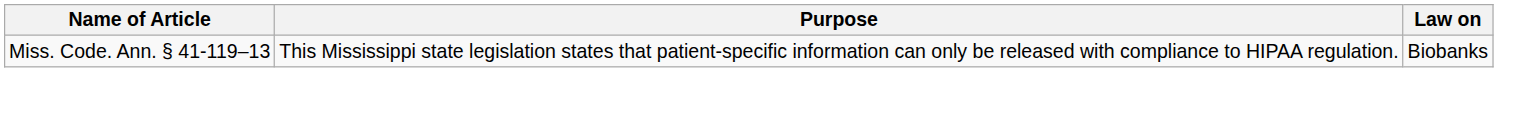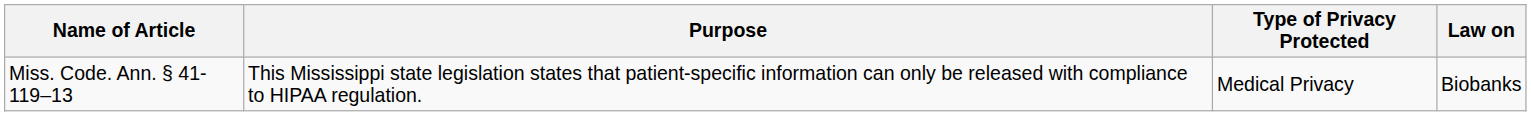+ column: (1325, 30)
